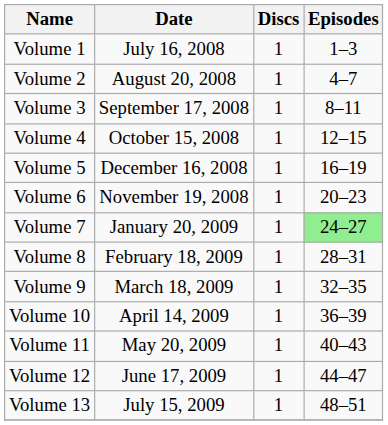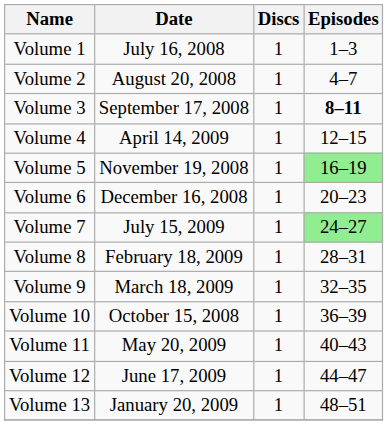(343, 108) normal -> (343, 108) bold
(174, 138) October 15, 2008 -> (174, 138) April 14, 2009
(174, 167) December 16, 2008 -> (174, 167) November 19, 2008
(343, 167) no background -> (343, 167) lightgreen background
(174, 197) November 19, 2008 -> (174, 197) December 16, 2008
(174, 227) January 20, 2009 -> (174, 227) July 15, 2009
(174, 316) April 14, 2009 -> (174, 316) October 15, 2008
(174, 405) July 15, 2009 -> (174, 405) January 20, 2009
